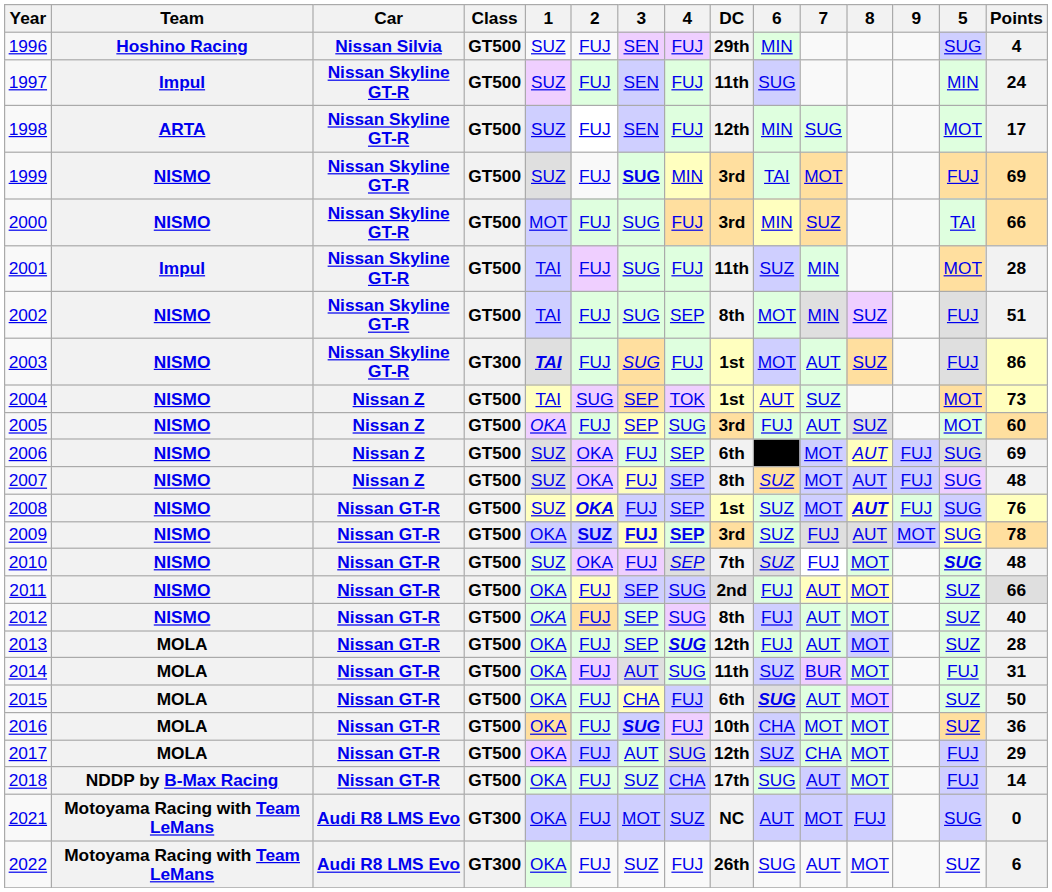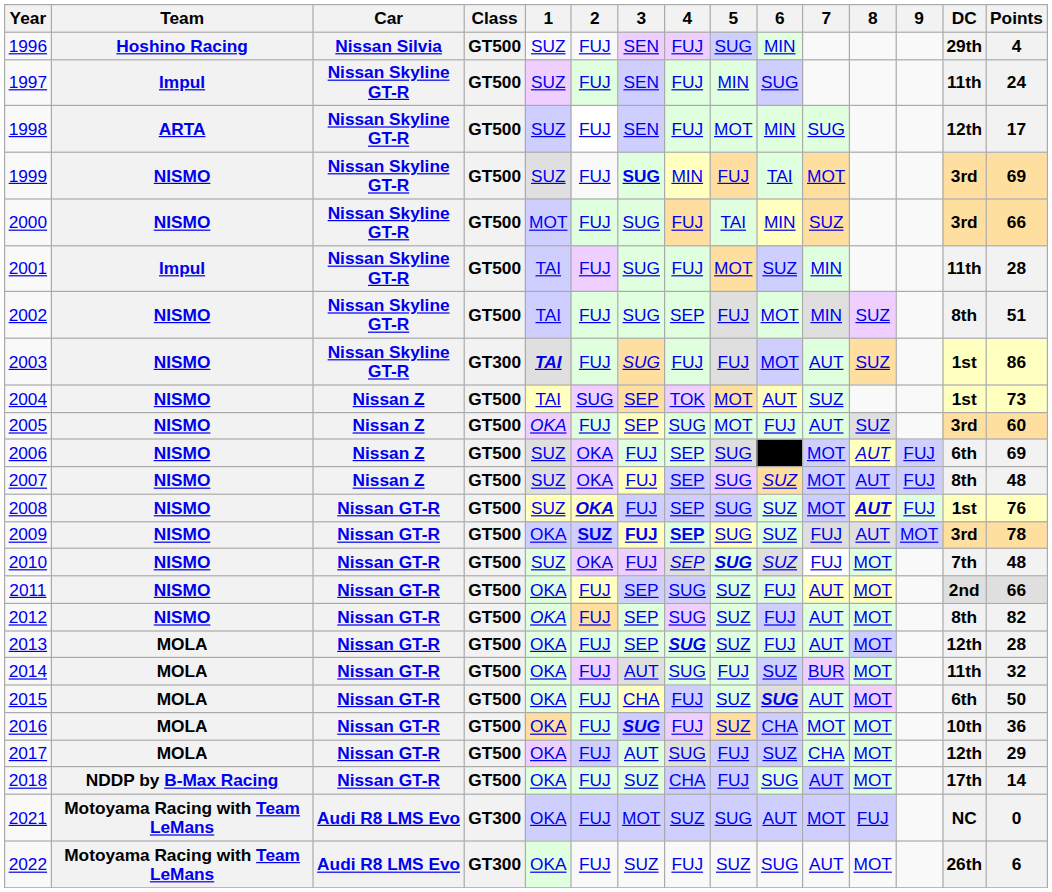columns swapped: (963, 19) <-> (732, 19)
(1016, 617) 40 -> (1016, 617) 82
(1016, 672) 31 -> (1016, 672) 32
